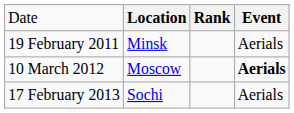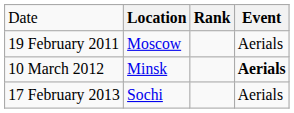(147, 43) Minsk -> (154, 43) Moscow
(154, 69) Moscow -> (147, 69) Minsk
